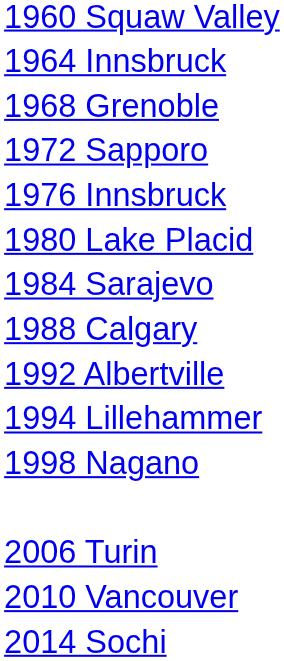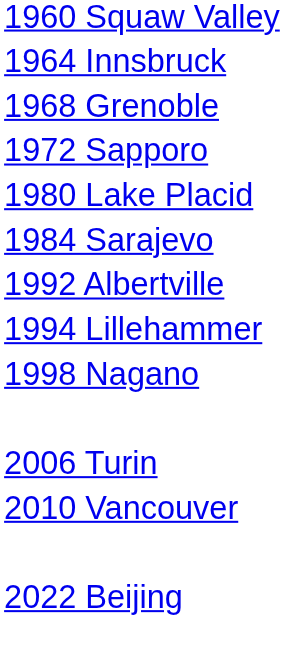- row: (115, 195)
- row: (101, 329)
- row: (85, 642)
+ row: (93, 597)
